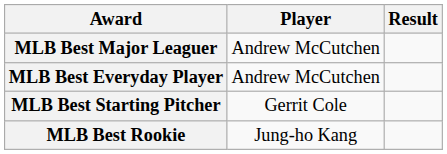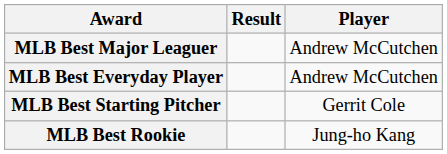columns swapped: (306, 18) <-> (413, 18)
